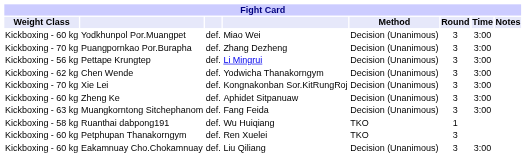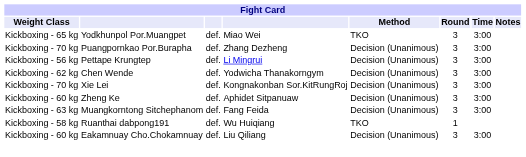(42, 35) Kickboxing - 60 kg -> (42, 35) Kickboxing - 65 kg
(394, 35) Decision (Unanimous) -> (359, 35) TKO
- row: (134, 135)
